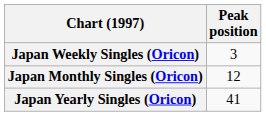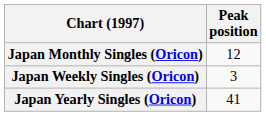rows swapped: (105, 54) <-> (105, 76)
